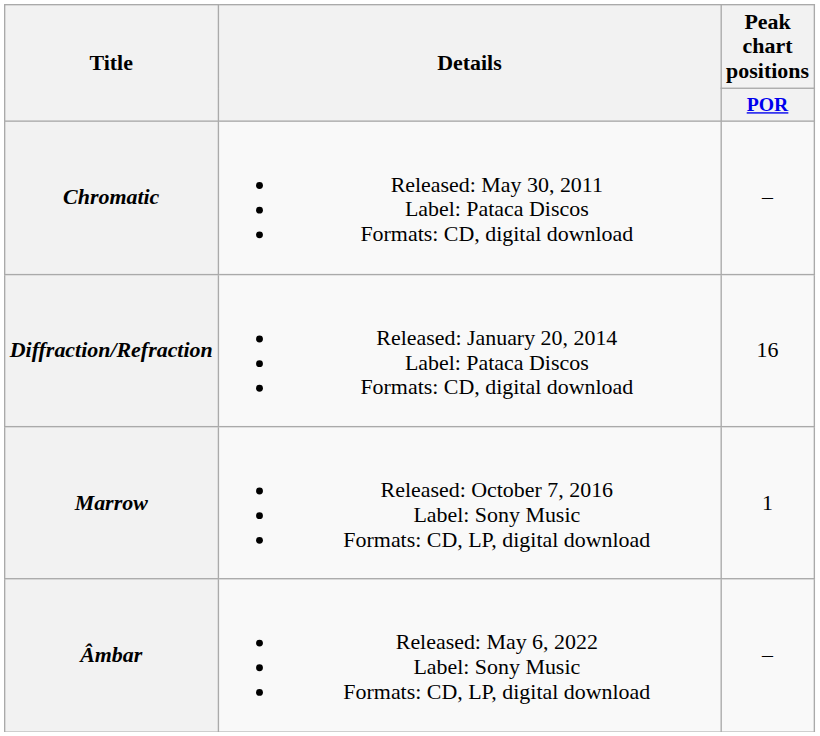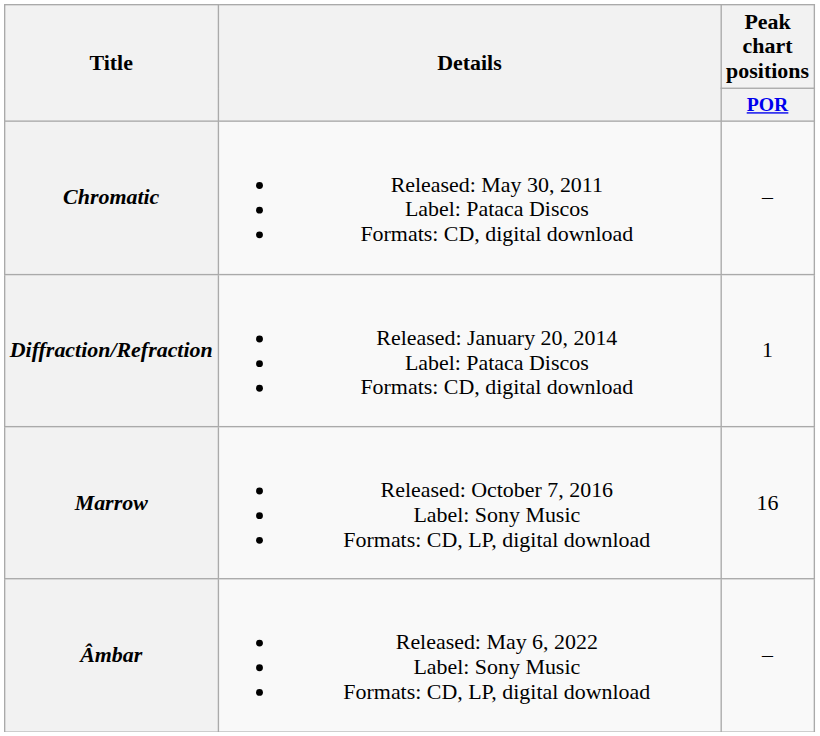(768, 349) 16 -> (768, 349) 1
(768, 502) 1 -> (768, 502) 16
